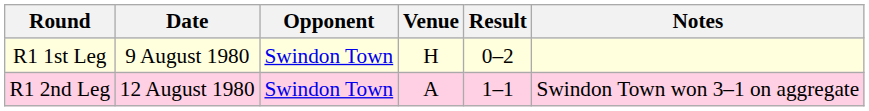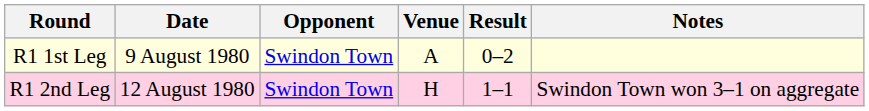(431, 55) H -> (431, 55) A
(431, 88) A -> (431, 88) H
